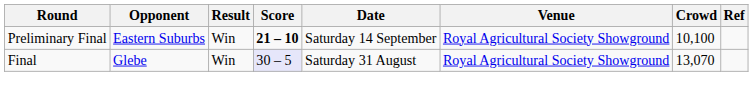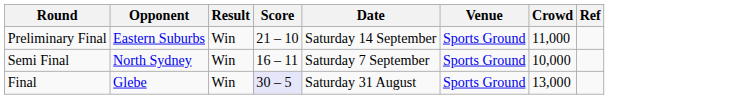(277, 37) bold -> (277, 37) normal
(556, 37) Royal Agricultural Society Showground -> (484, 37) Sports Ground
(695, 37) 10,100 -> (551, 37) 11,000
+ row: (38, 60)
(556, 60) Royal Agricultural Society Showground -> (484, 82) Sports Ground
(695, 60) 13,070 -> (551, 82) 13,000
